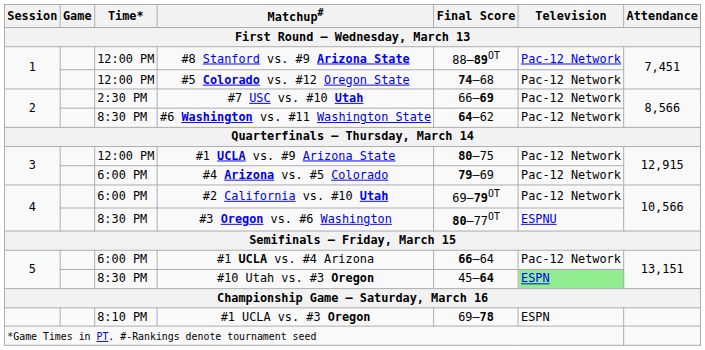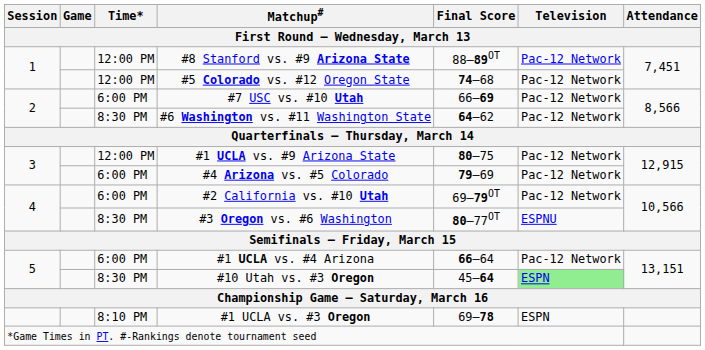(122, 99) 2:30 PM -> (122, 99) 6:00 PM
